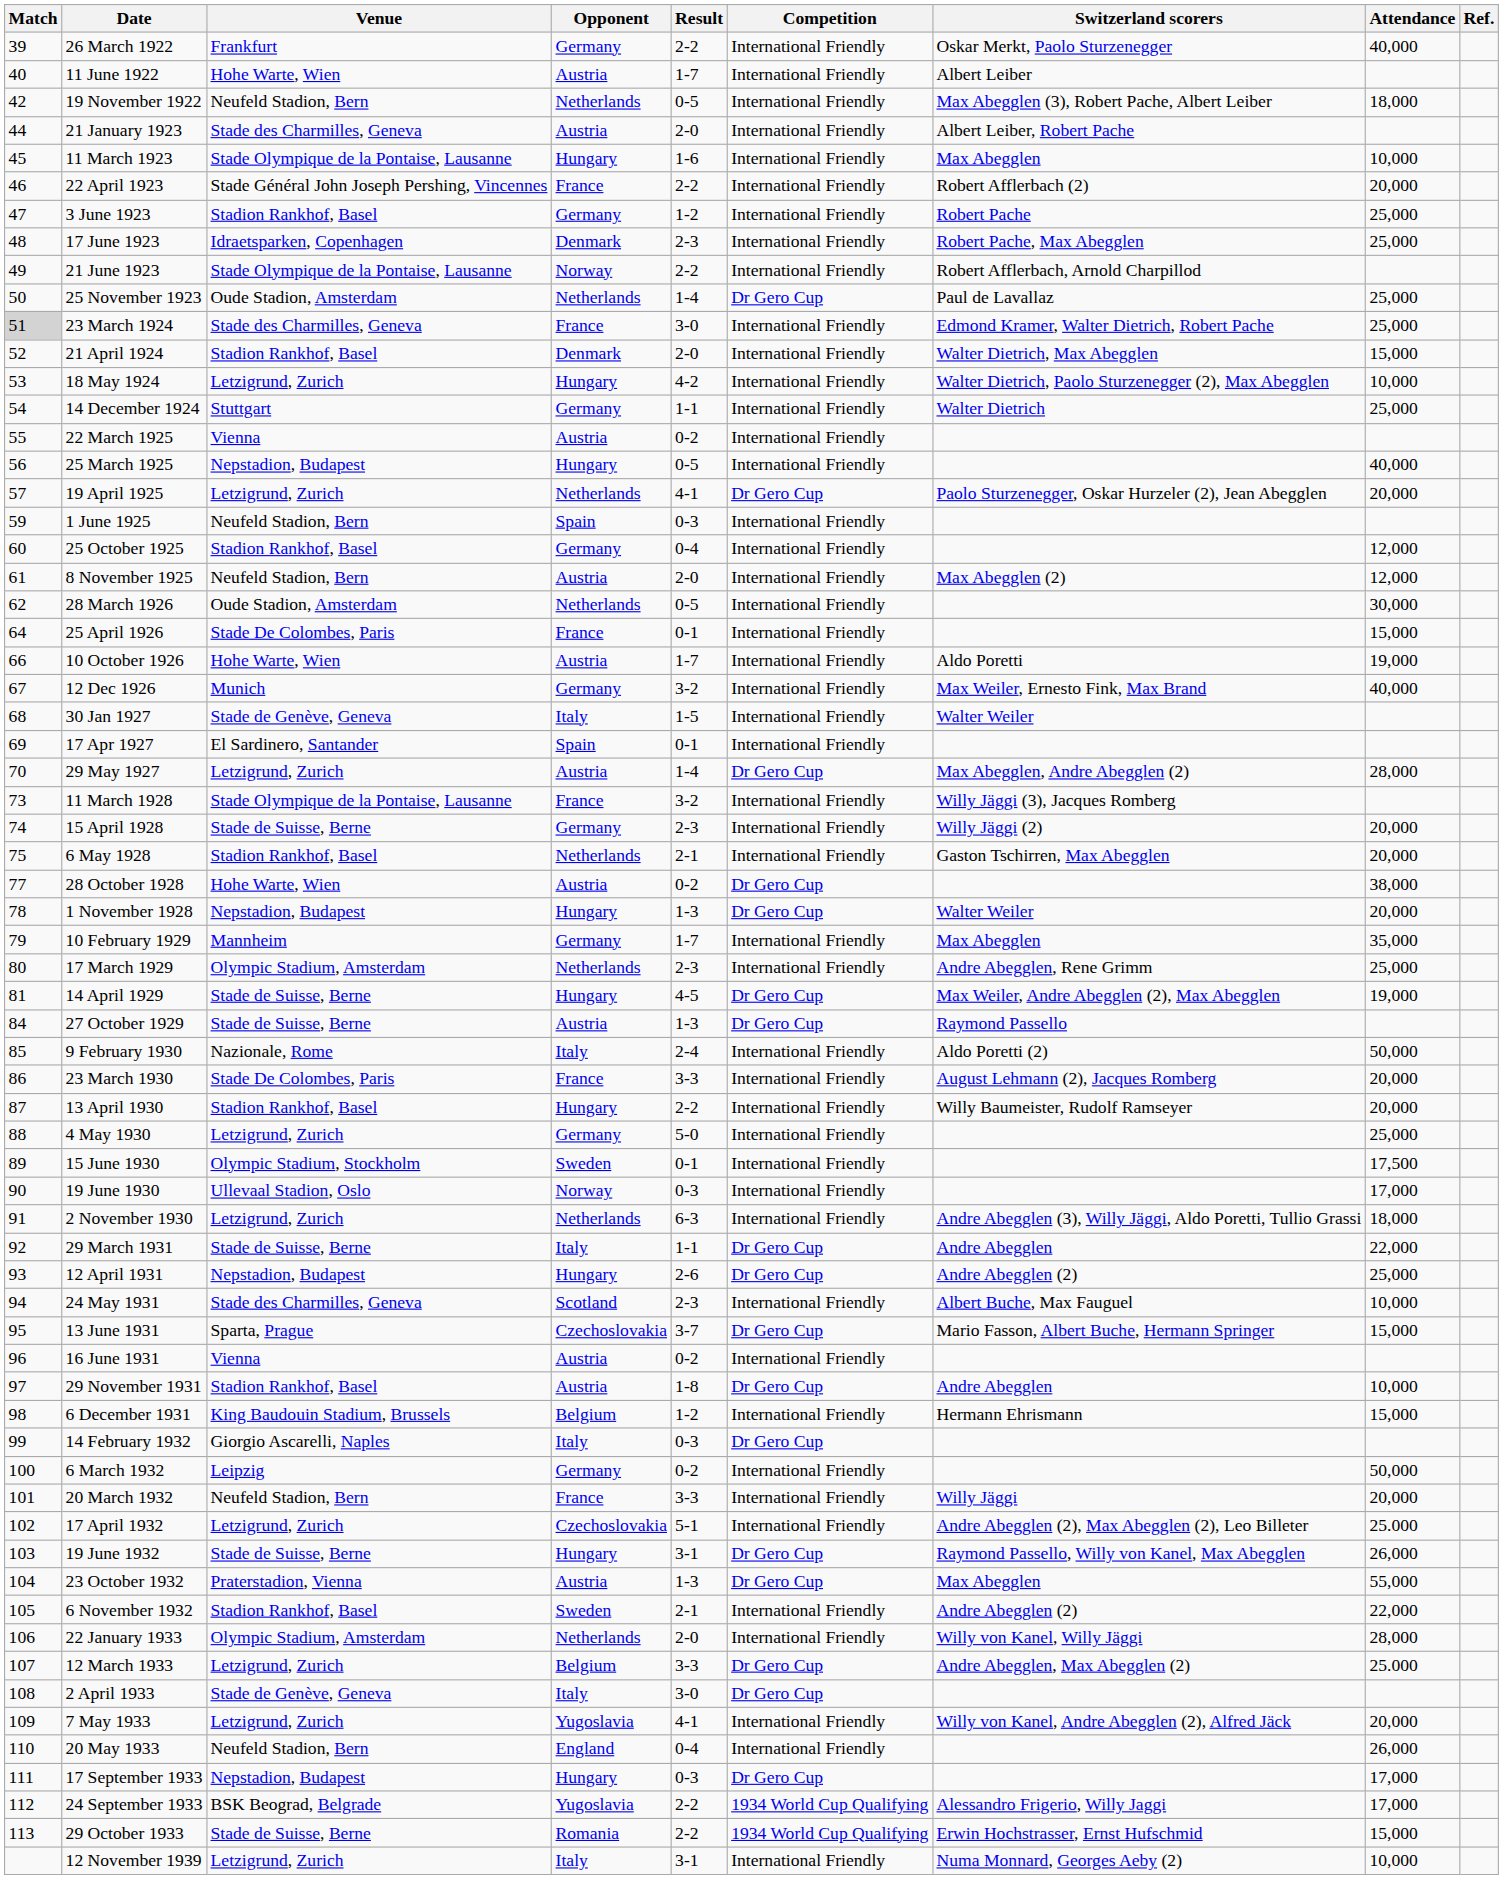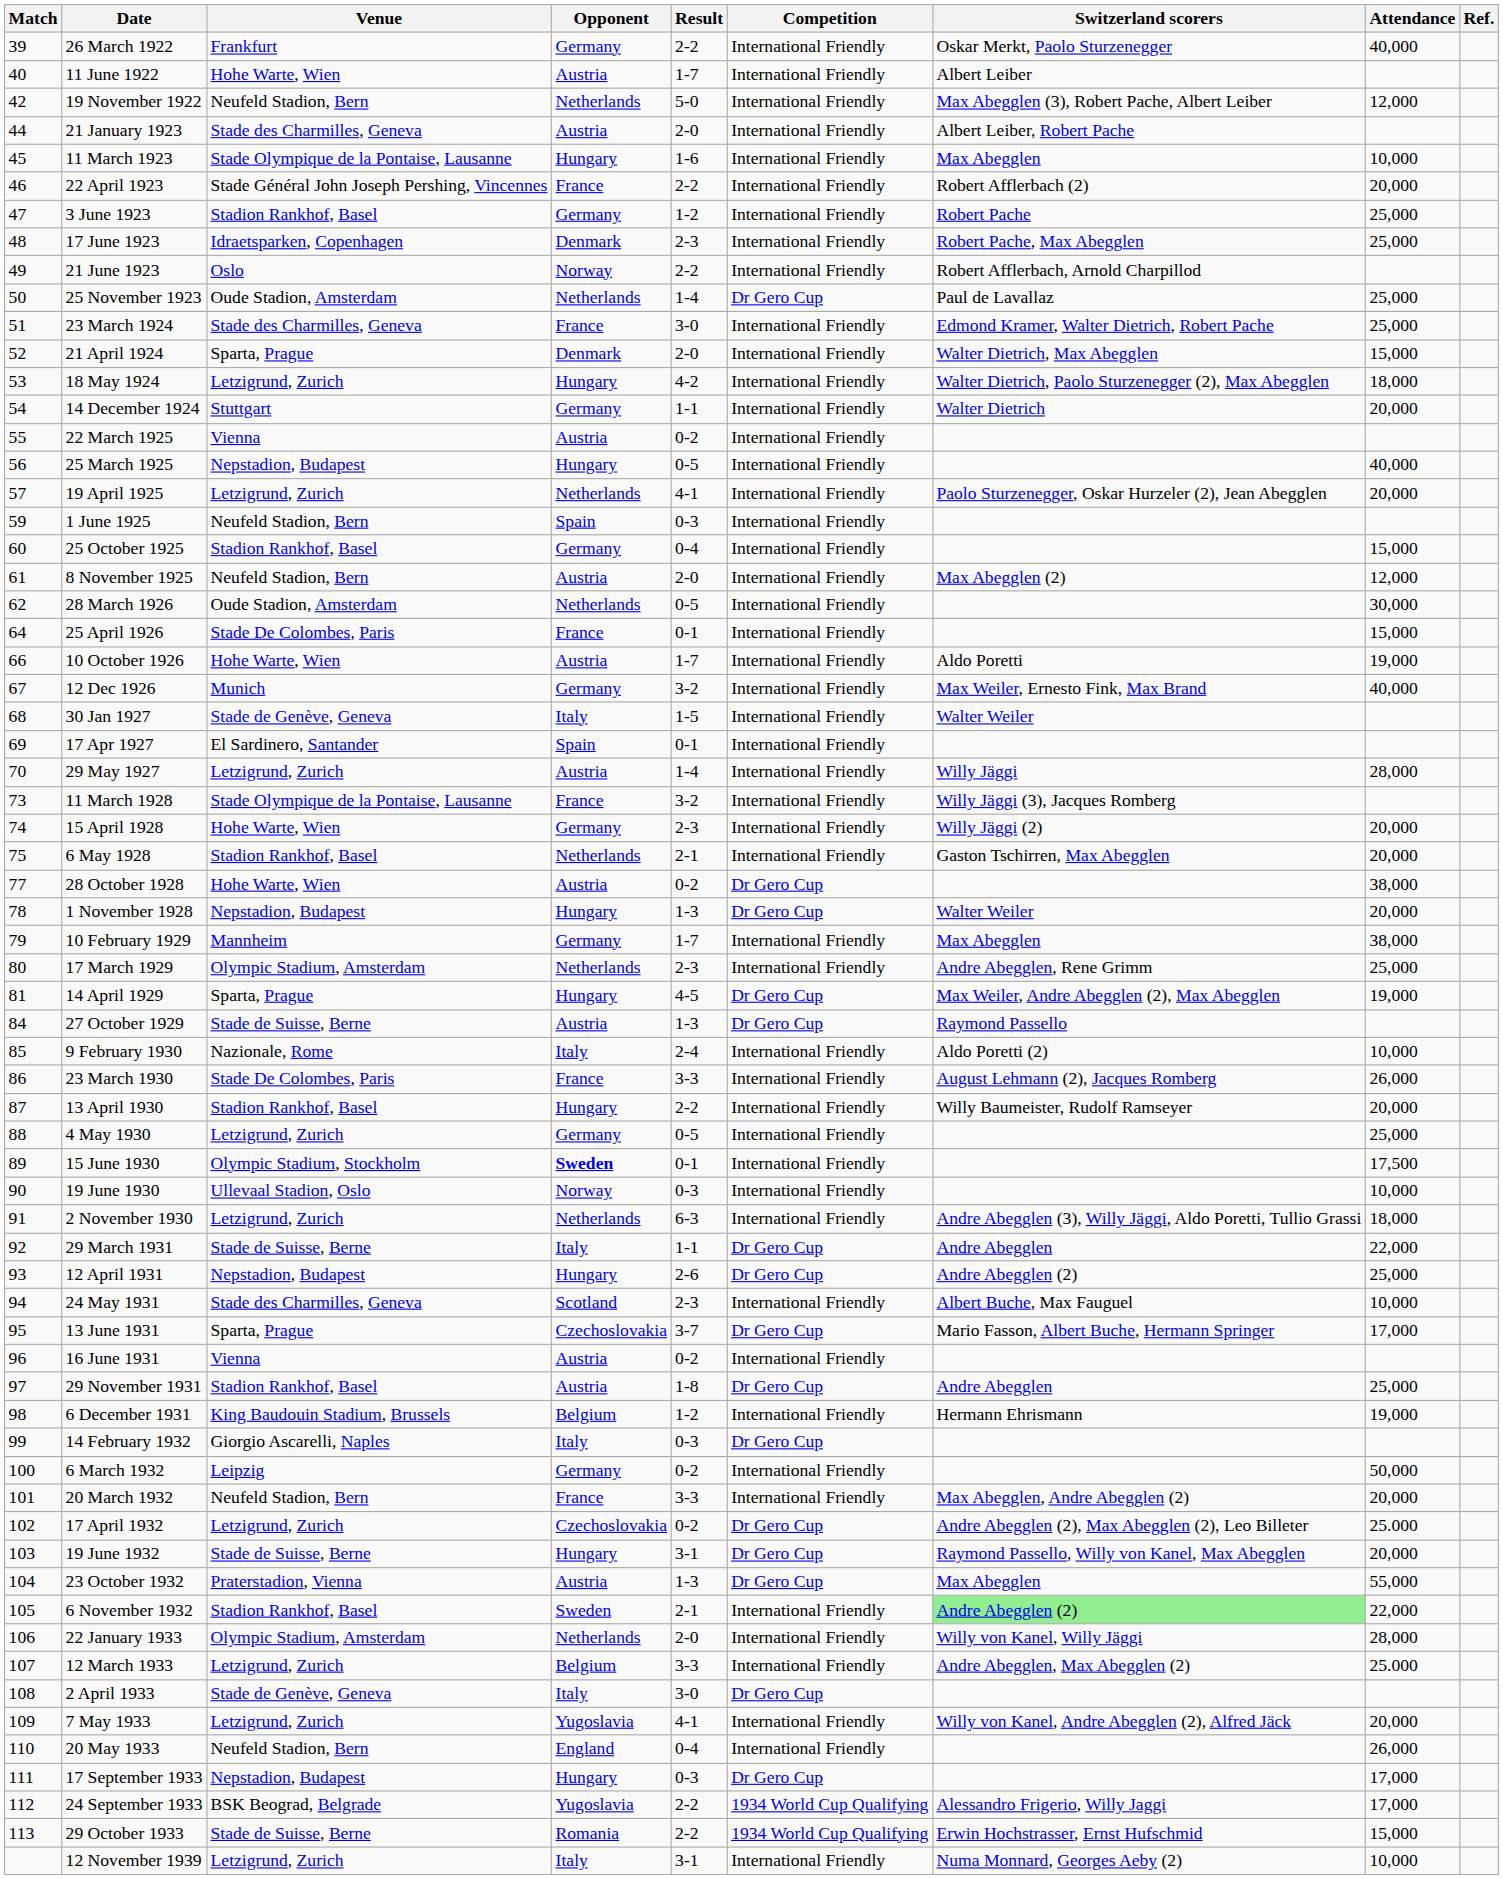(687, 102) 0-5 -> (687, 102) 5-0
(1394, 102) 18,000 -> (1394, 102) 12,000
(361, 269) Stade Olympique de la Pontaise, Lausanne -> (227, 269) Oslo
(17, 325) lightgrey background -> (17, 325) no background
(294, 353) Stadion Rankhof, Basel -> (262, 353) Sparta, Prague
(1394, 381) 10,000 -> (1394, 381) 18,000
(1394, 409) 25,000 -> (1394, 409) 20,000
(777, 492) Dr Gero Cup -> (808, 492) International Friendly
(1394, 548) 12,000 -> (1394, 548) 15,000
(777, 772) Dr Gero Cup -> (808, 772) International Friendly
(1063, 772) Max Abegglen, Andre Abegglen (2) -> (977, 772) Willy Jäggi
(291, 827) Stade de Suisse, Berne -> (275, 827) Hohe Warte, Wien
(1394, 939) 35,000 -> (1394, 939) 38,000
(291, 995) Stade de Suisse, Berne -> (262, 995) Sparta, Prague
(1394, 1051) 50,000 -> (1394, 1051) 10,000
(1394, 1079) 20,000 -> (1394, 1079) 26,000
(687, 1134) 5-0 -> (687, 1134) 0-5
(583, 1162) normal -> (584, 1162) bold
(1394, 1190) 17,000 -> (1394, 1190) 10,000
(1394, 1330) 15,000 -> (1394, 1330) 17,000
(1394, 1386) 10,000 -> (1394, 1386) 25,000
(1394, 1414) 15,000 -> (1394, 1414) 19,000
(977, 1497) Willy Jäggi -> (1063, 1497) Max Abegglen, Andre Abegglen (2)
(687, 1525) 5-1 -> (687, 1525) 0-2
(808, 1525) International Friendly -> (777, 1525) Dr Gero Cup
(1394, 1553) 26,000 -> (1394, 1553) 20,000
(1007, 1609) no background -> (1007, 1609) lightgreen background
(777, 1665) Dr Gero Cup -> (808, 1665) International Friendly
